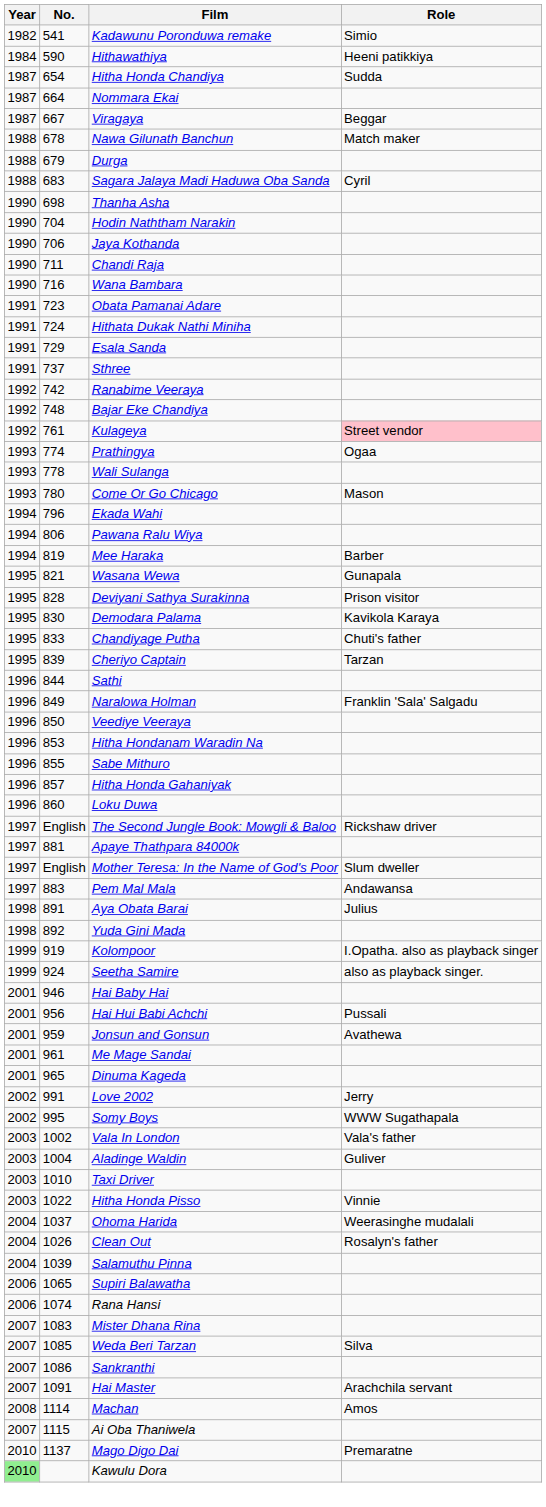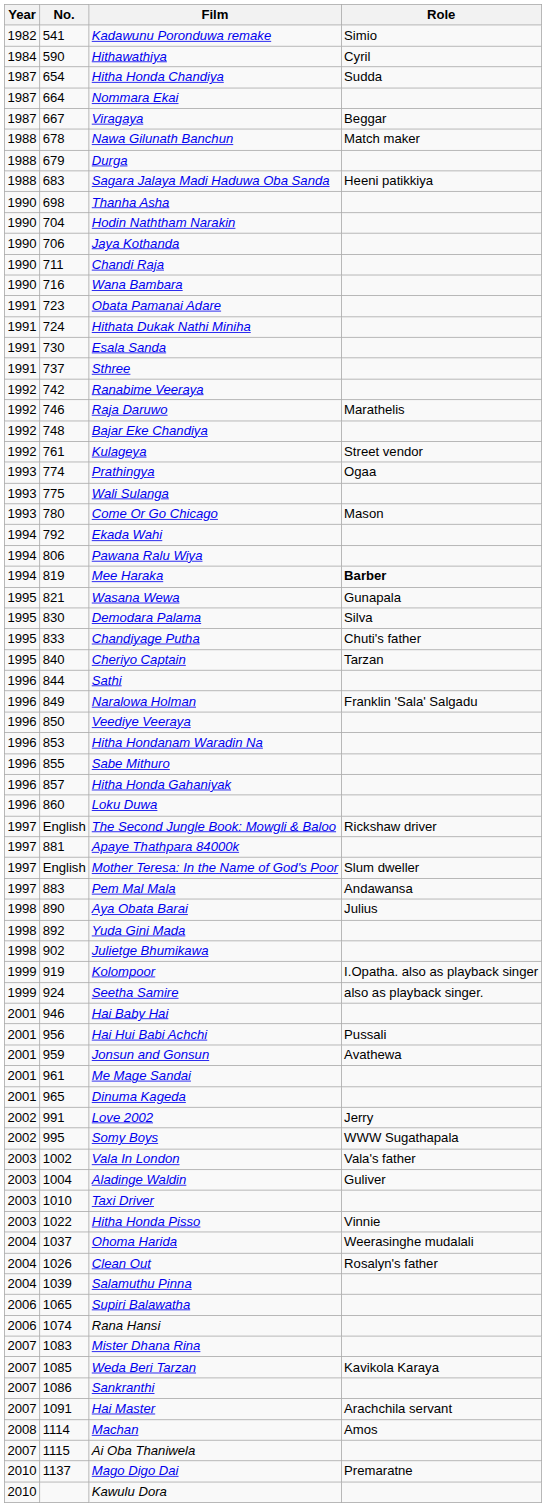(389, 56) Heeni patikkiya -> (357, 56) Cyril
(357, 181) Cyril -> (389, 181) Heeni patikkiya
(54, 347) 729 -> (54, 347) 730
+ row: (130, 410)
(384, 431) pink background -> (384, 451) no background
(54, 472) 778 -> (54, 493) 775
(54, 514) 796 -> (54, 535) 792
(364, 555) normal -> (365, 576) bold
- row: (171, 597)
(392, 618) Kavikola Karaya -> (358, 618) Silva
(54, 659) 839 -> (54, 659) 840
(54, 909) 891 -> (54, 909) 890
+ row: (150, 951)
(358, 1346) Silva -> (392, 1367) Kavikola Karaya
(22, 1471) lightgreen background -> (22, 1492) no background
